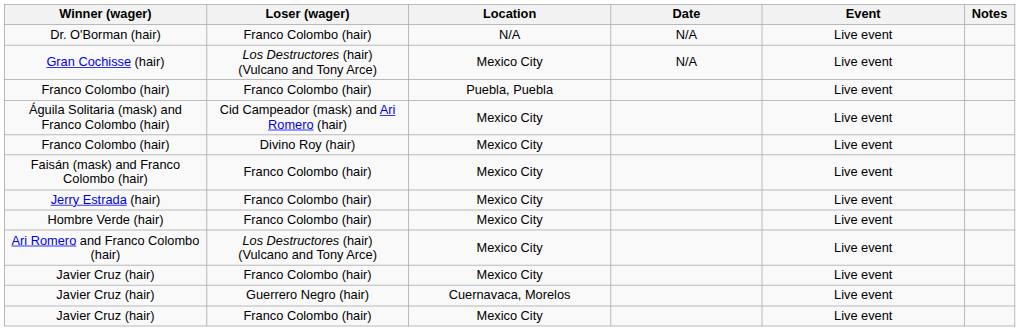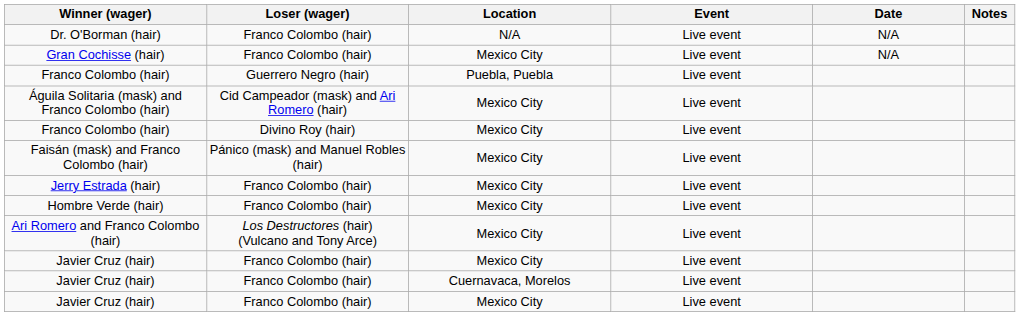columns swapped: (863, 14) <-> (686, 14)
(308, 62) Los Destructores (hair) (Vulcano and Tony Arce) -> (308, 55) Franco Colombo (hair)
(308, 89) Franco Colombo (hair) -> (308, 75) Guerrero Negro (hair)
(308, 172) Franco Colombo (hair) -> (308, 158) Pánico (mask) and Manuel Robles (hair)
(308, 295) Guerrero Negro (hair) -> (308, 281) Franco Colombo (hair)
